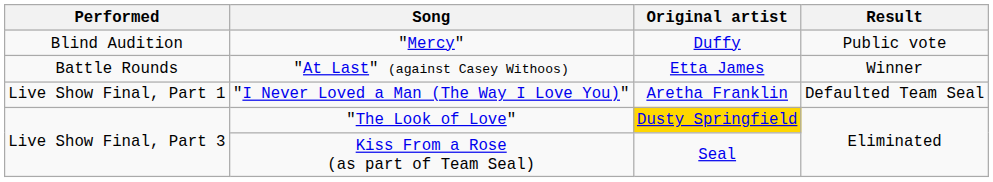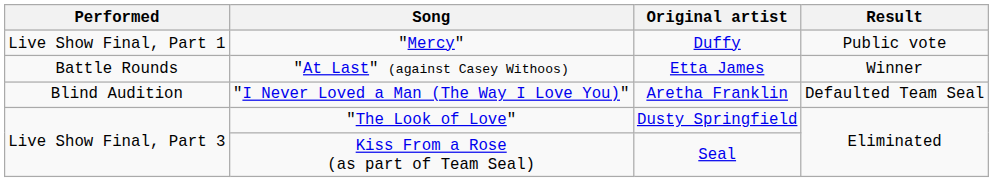(117, 43) Blind Audition -> (117, 43) Live Show Final, Part 1
(117, 94) Live Show Final, Part 1 -> (117, 94) Blind Audition
(717, 120) gold background -> (717, 120) no background
